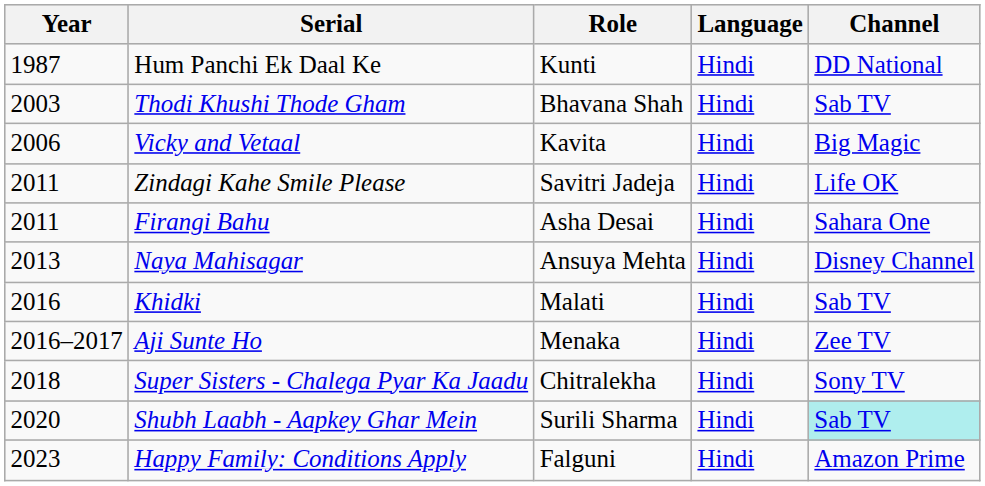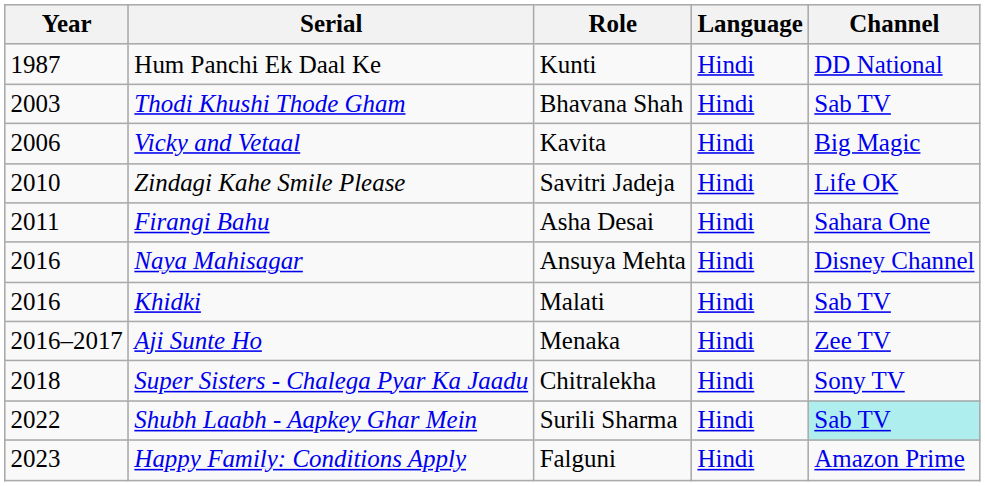(35, 182) 2011 -> (35, 182) 2010
(35, 261) 2013 -> (35, 261) 2016
(35, 420) 2020 -> (35, 420) 2022
